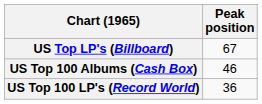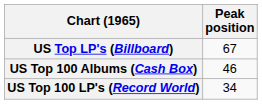(230, 88) 36 -> (230, 88) 34
